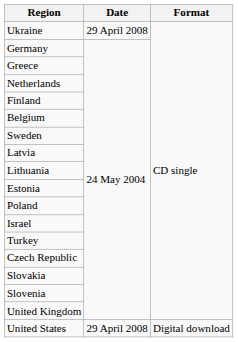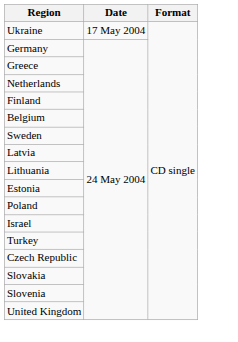(117, 30) 29 April 2008 -> (116, 30) 17 May 2004
- row: (36, 328)
